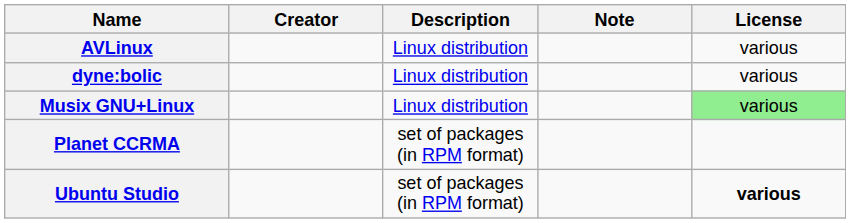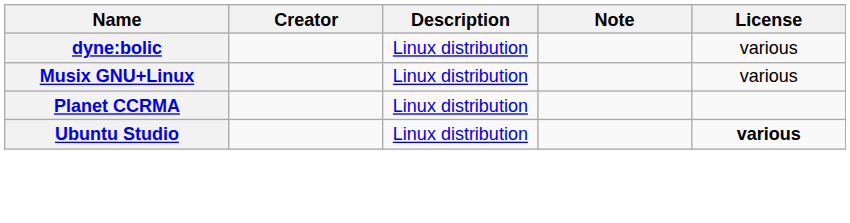- row: (117, 48)
(769, 106) lightgreen background -> (769, 77) no background
(460, 145) set of packages (in RPM format) -> (460, 106) Linux distribution
(460, 194) set of packages (in RPM format) -> (460, 134) Linux distribution
